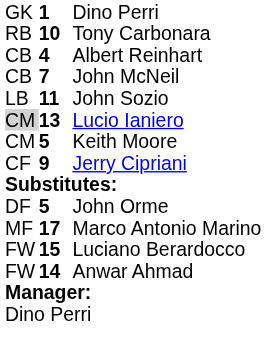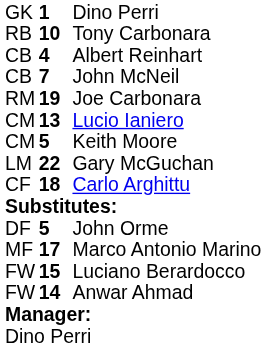- row: (49, 98)
+ row: (50, 98)
(20, 120) lightgrey background -> (20, 120) no background
+ row: (50, 163)
- row: (44, 163)
+ row: (50, 185)
